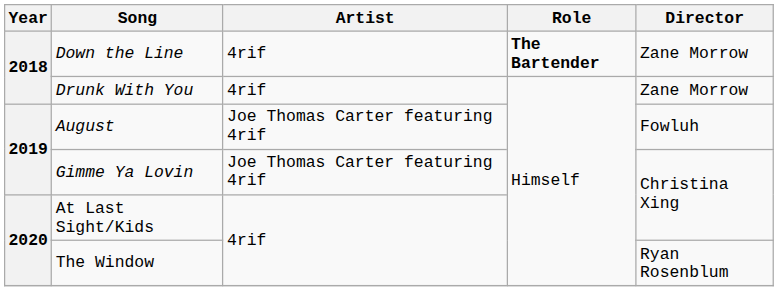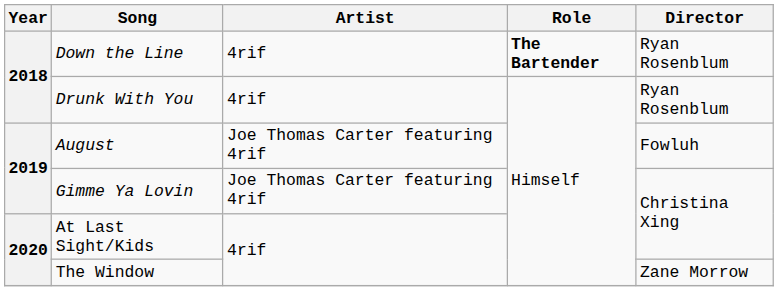(694, 54) Zane Morrow -> (684, 54) Ryan Rosenblum
(694, 90) Zane Morrow -> (684, 100) Ryan Rosenblum
(684, 263) Ryan Rosenblum -> (694, 273) Zane Morrow
